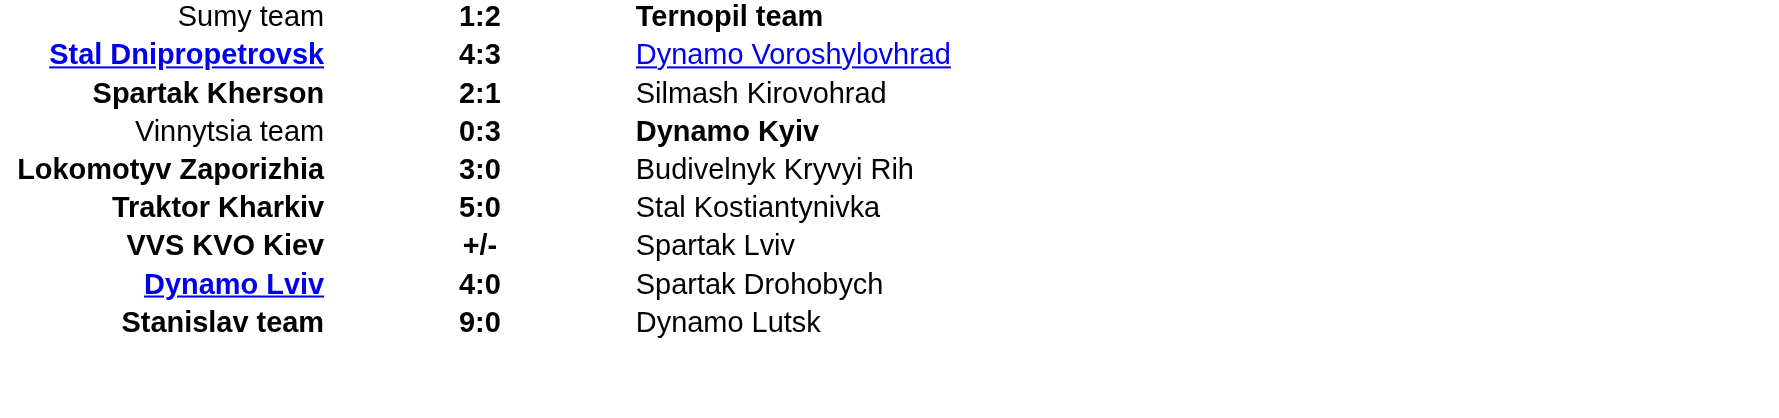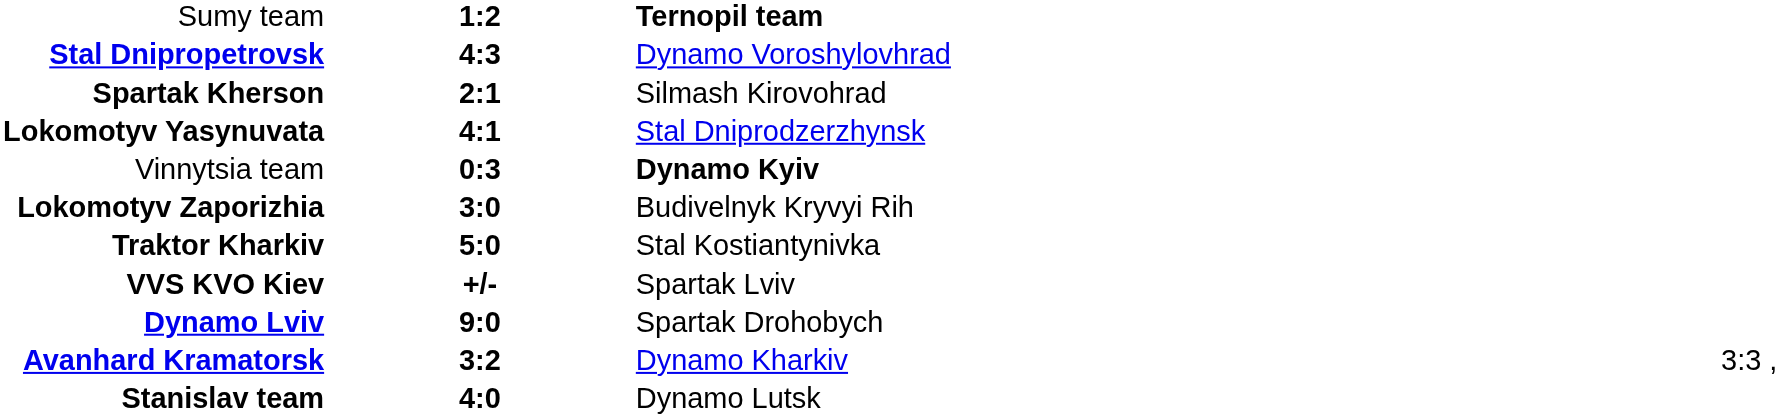+ row: (164, 131)
(480, 283) 4:0 -> (480, 322) 9:0
+ row: (174, 360)
(480, 322) 9:0 -> (480, 398) 4:0
